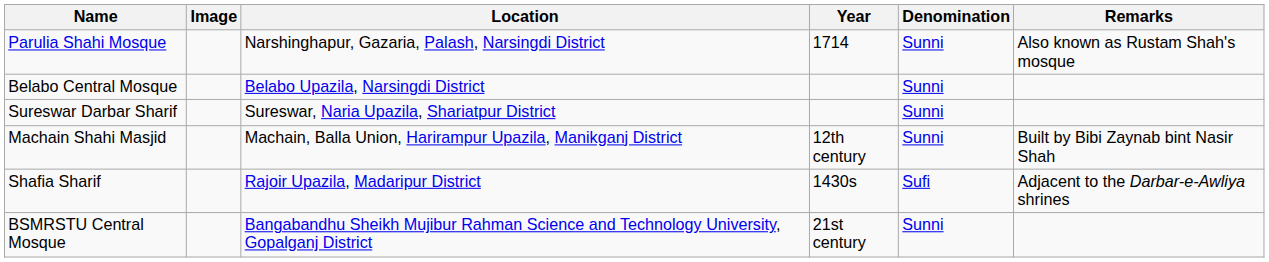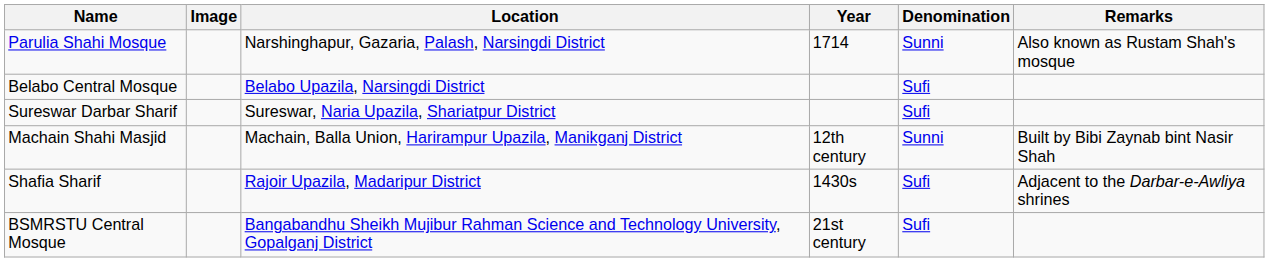(923, 86) Sunni -> (916, 86) Sufi
(923, 112) Sunni -> (916, 112) Sufi
(923, 225) Sunni -> (916, 225) Sufi
